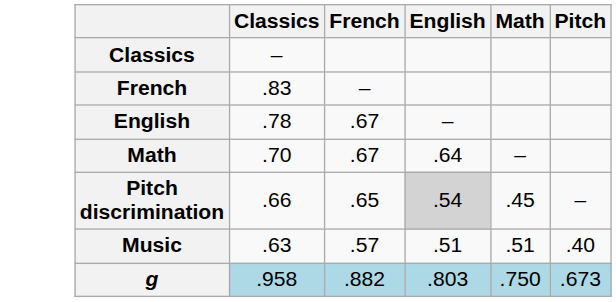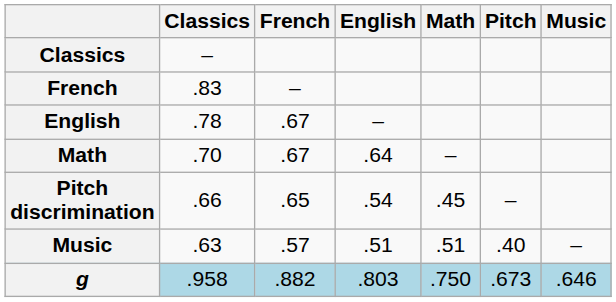+ column: (576, 21)
(448, 200) lightgrey background -> (378, 200) no background
